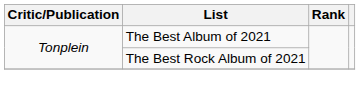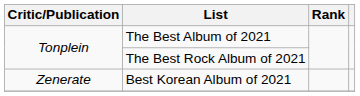+ row: (208, 79)
